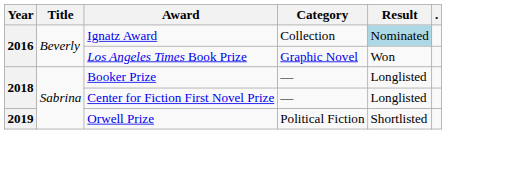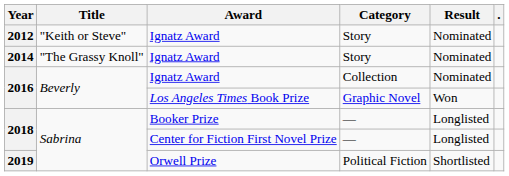+ row: (21, 35)
+ row: (21, 56)
(400, 35) lightblue background -> (462, 77) no background
